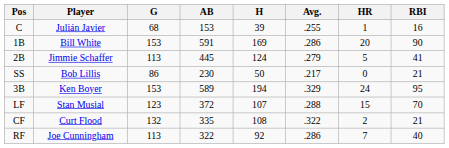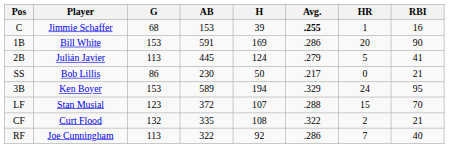(81, 27) Julián Javier -> (81, 27) Jimmie Schaffer
(312, 27) normal -> (312, 27) bold
(81, 58) Jimmie Schaffer -> (81, 58) Julián Javier
